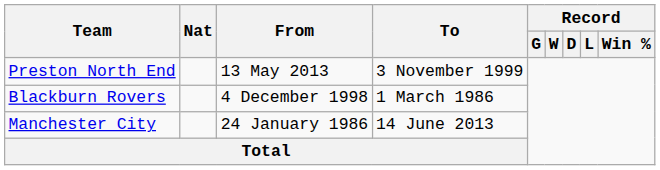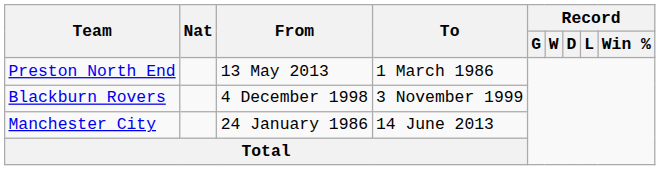(450, 71) 3 November 1999 -> (435, 71) 1 March 1986
(435, 98) 1 March 1986 -> (450, 98) 3 November 1999
